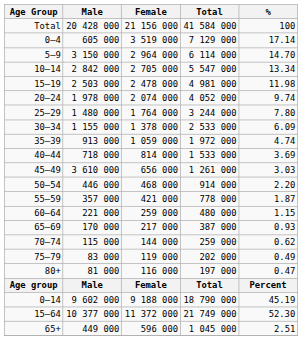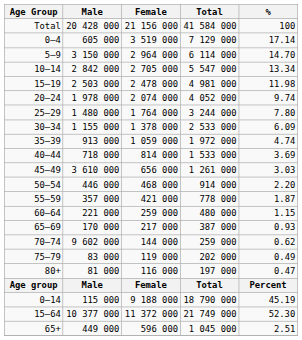(101, 242) 115 000 -> (95, 242) 9 602 000
(95, 300) 9 602 000 -> (101, 300) 115 000
